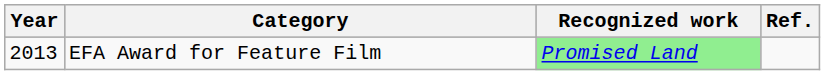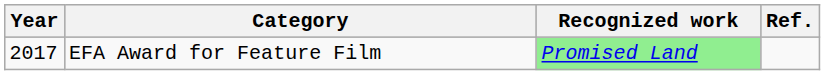(34, 54) 2013 -> (34, 54) 2017
